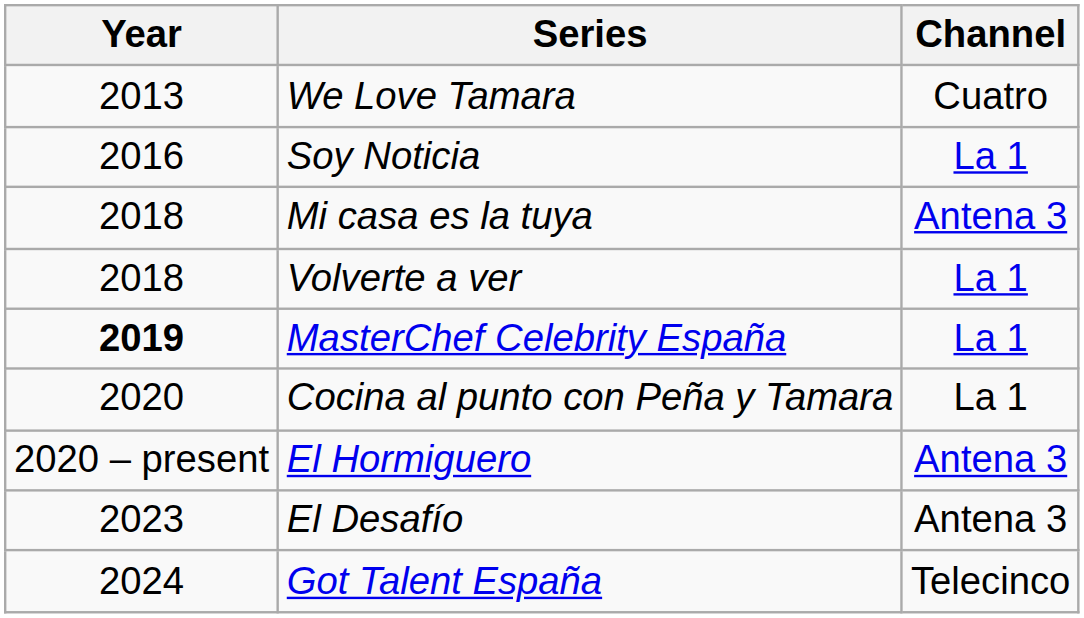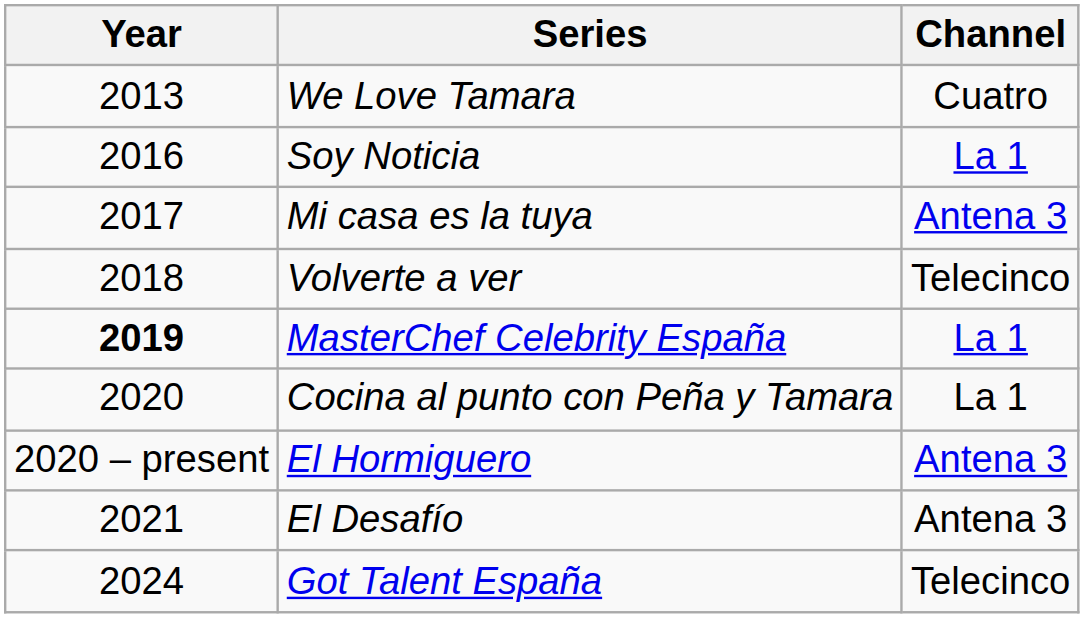(142, 216) 2018 -> (142, 216) 2017
(991, 277) La 1 -> (991, 277) Telecinco
(142, 519) 2023 -> (142, 519) 2021
